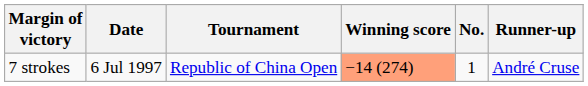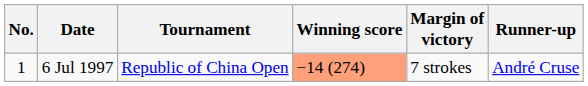columns swapped: (472, 29) <-> (46, 29)
